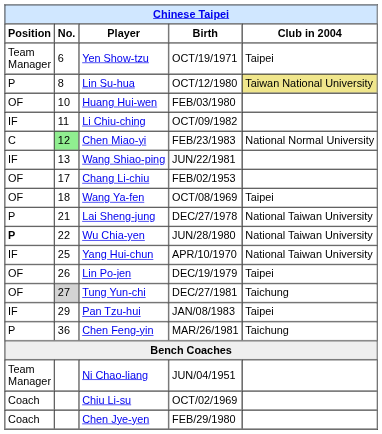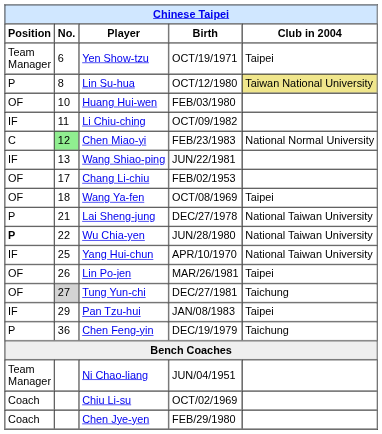(205, 274) DEC/19/1979 -> (205, 274) MAR/26/1981
(205, 331) MAR/26/1981 -> (205, 331) DEC/19/1979
